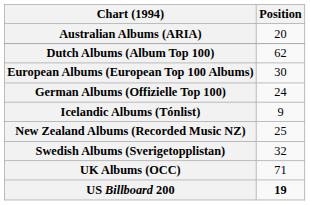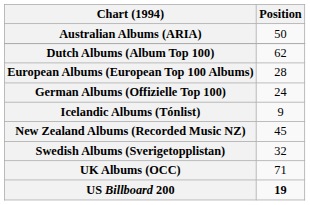(281, 33) 20 -> (281, 33) 50
(281, 72) 30 -> (281, 72) 28
(281, 131) 25 -> (281, 131) 45
